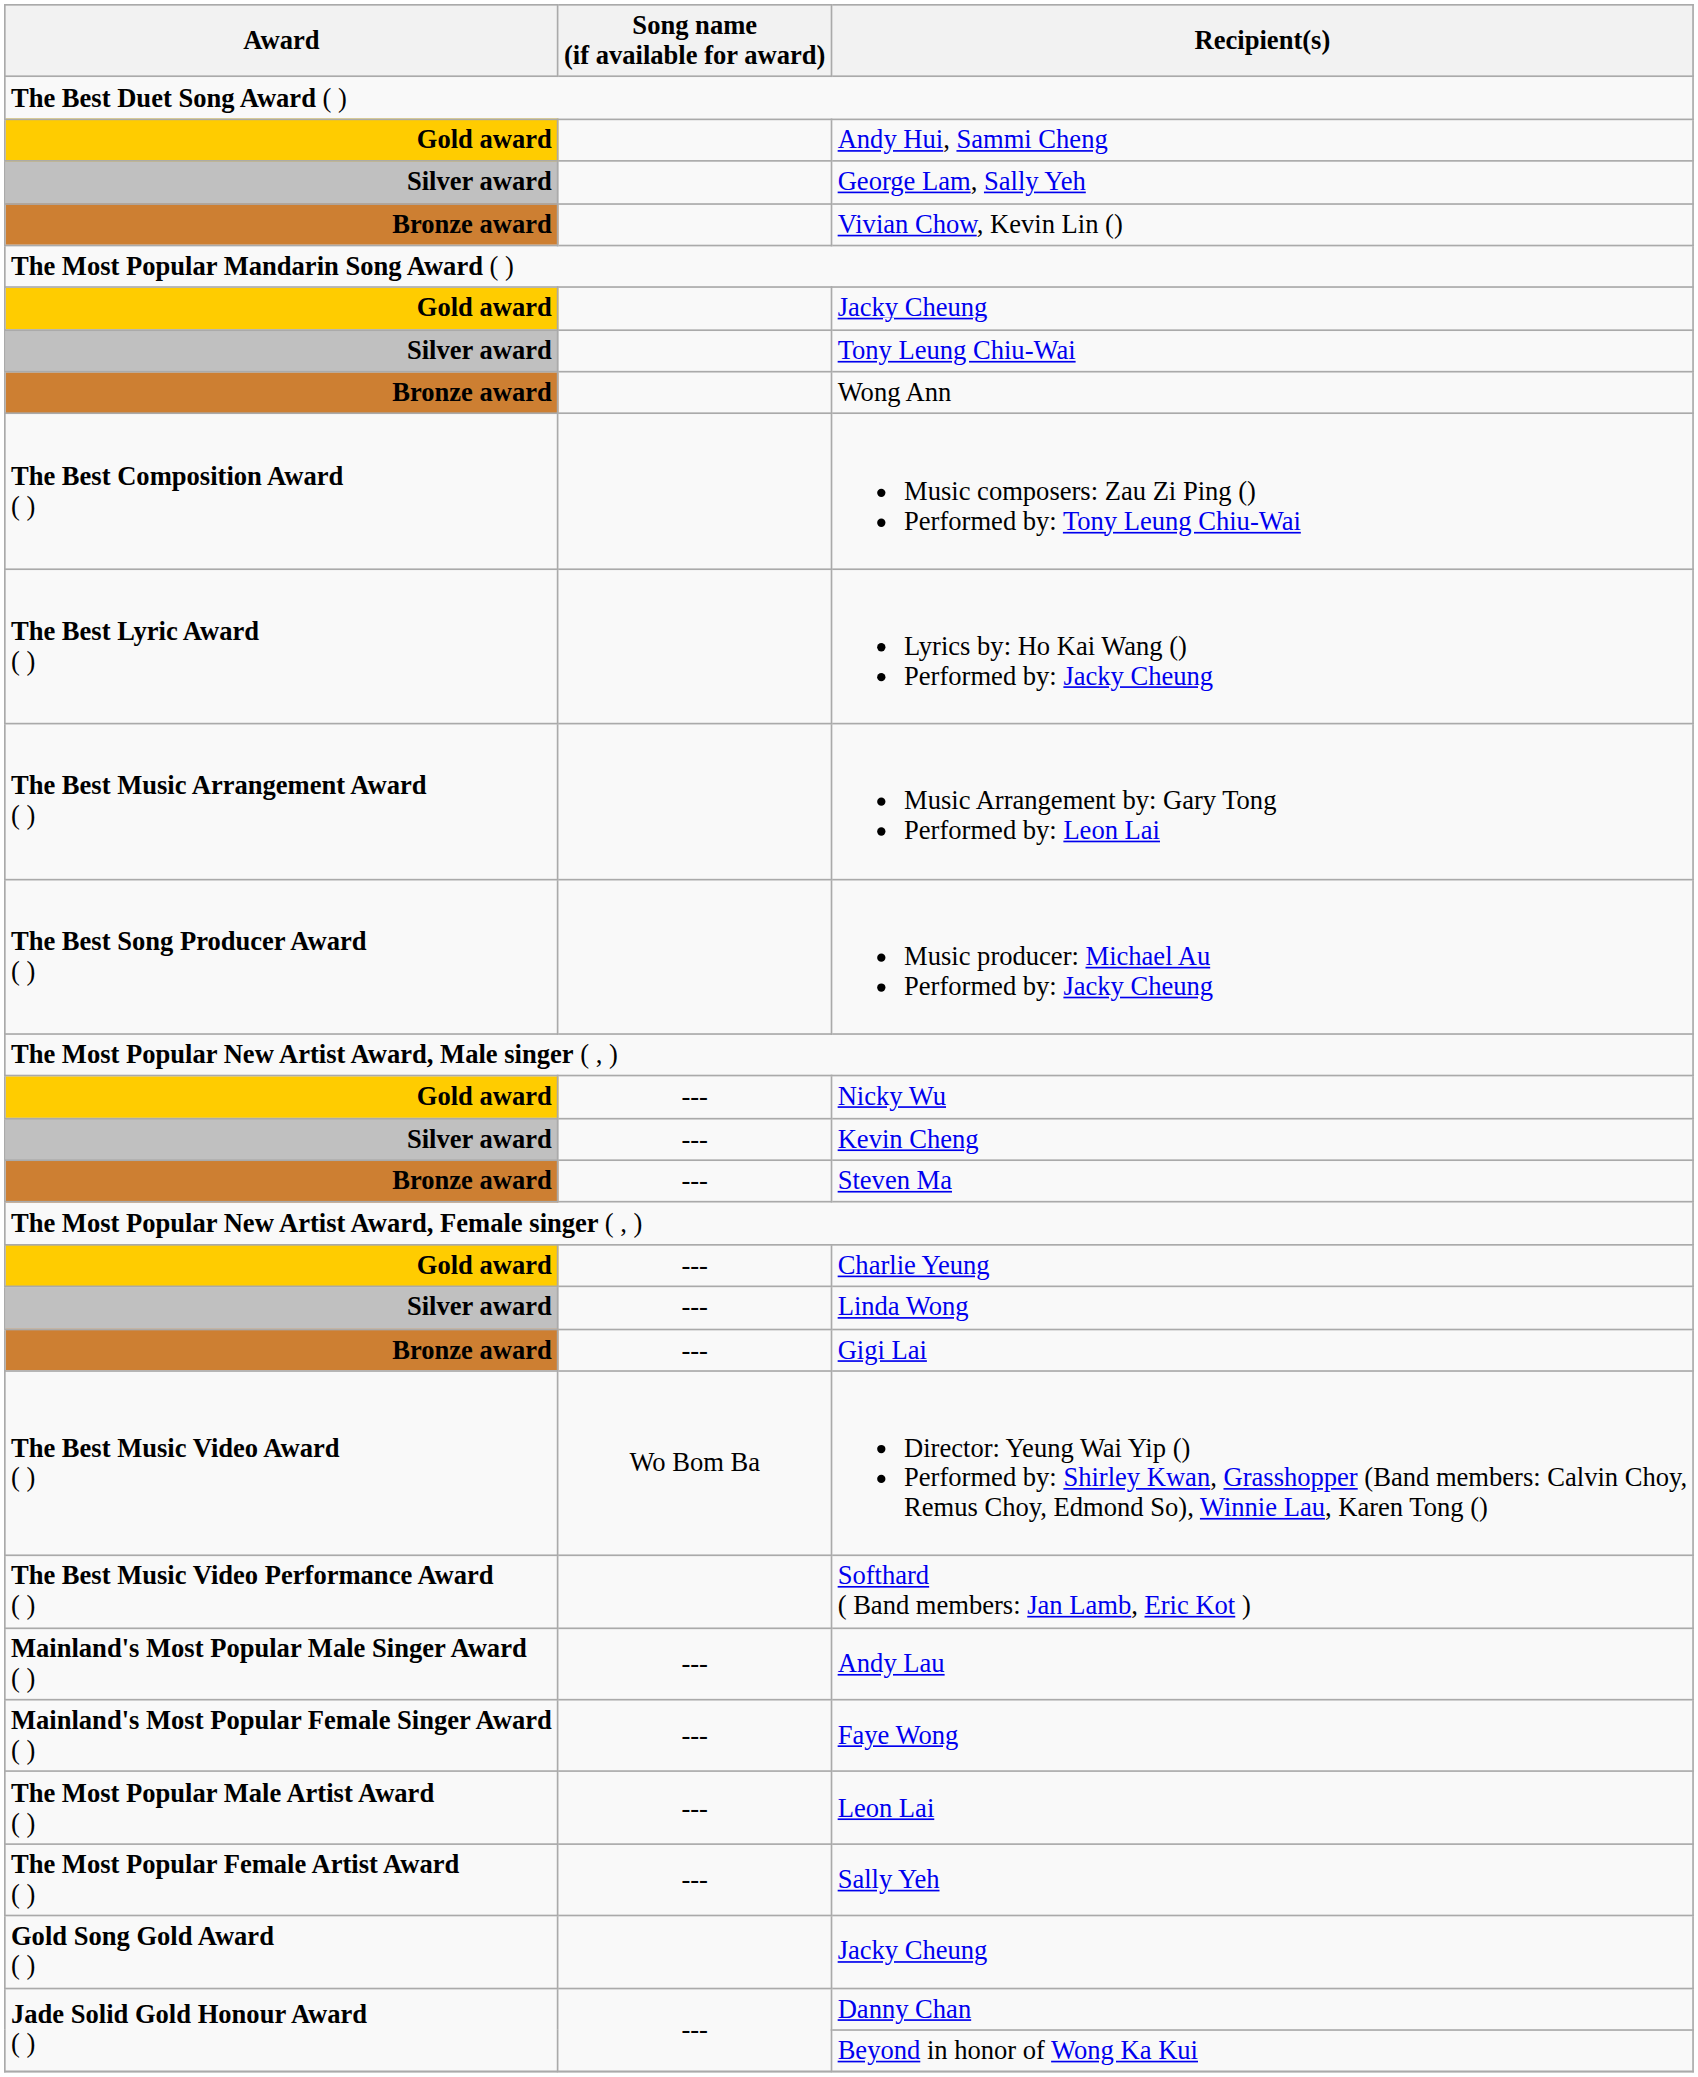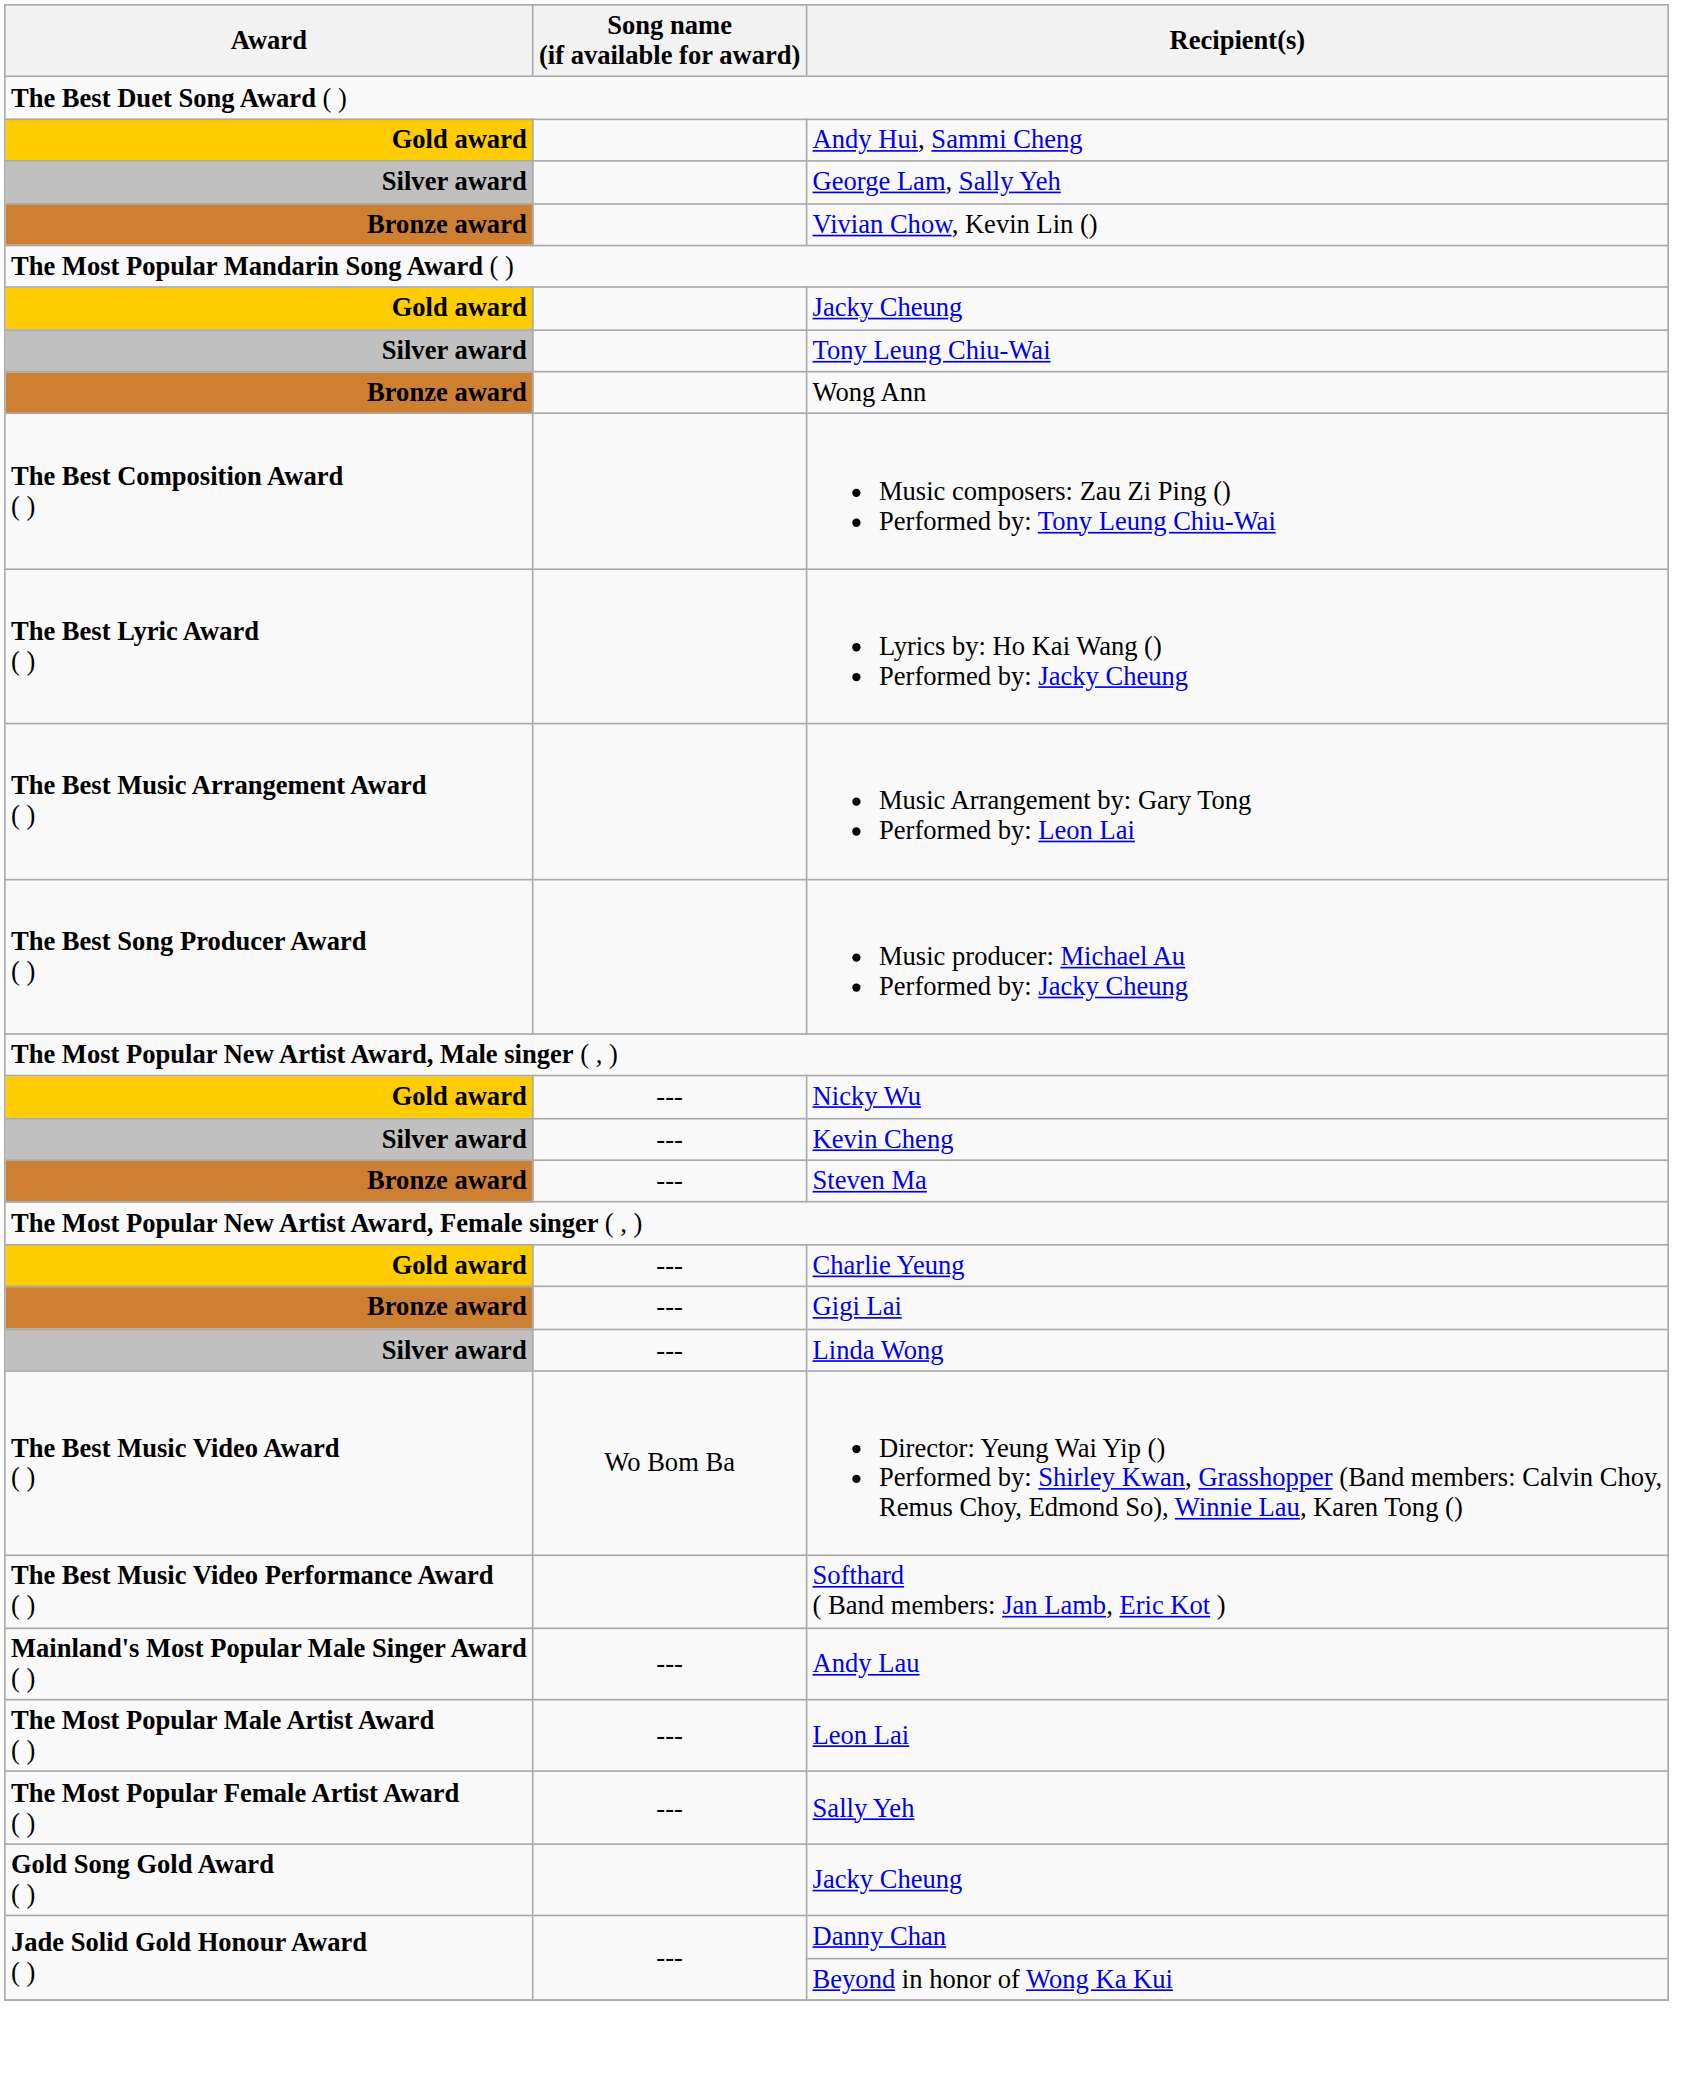rows swapped: (479, 1307) <-> (472, 1349)
- row: (281, 1735)
